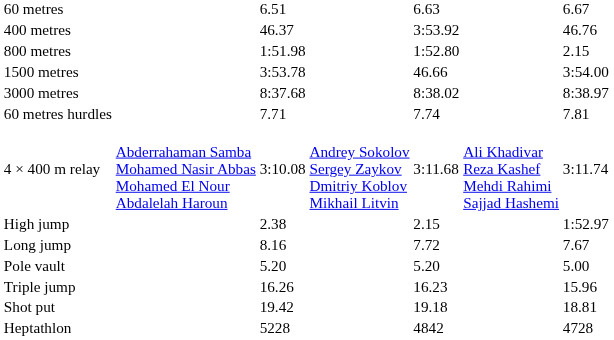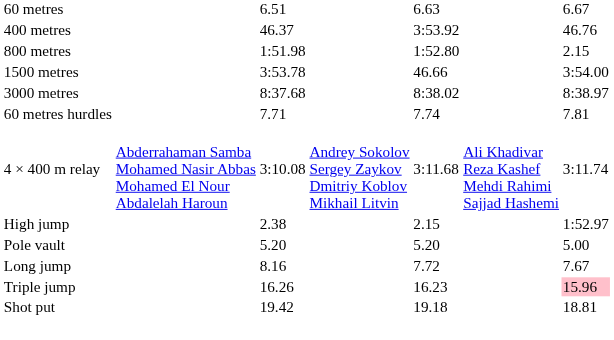rows swapped: (34, 265) <-> (37, 245)
(580, 286) no background -> (580, 286) pink background
- row: (38, 328)
